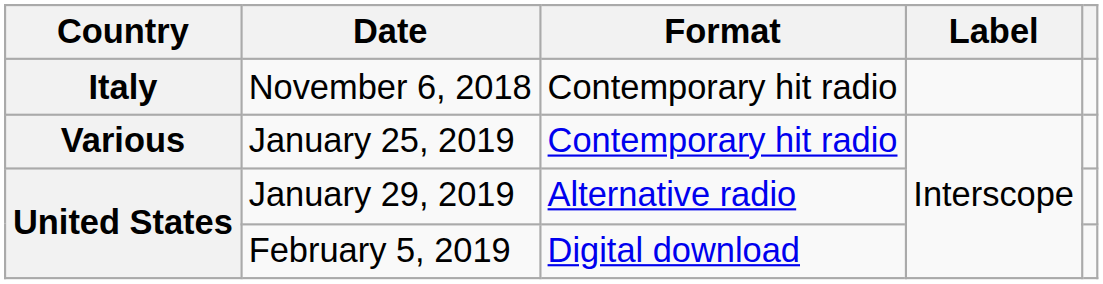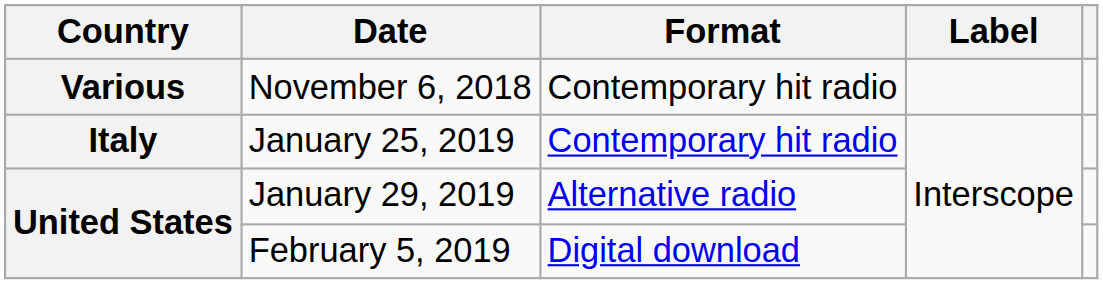(123, 86) Italy -> (123, 86) Various
(123, 140) Various -> (123, 140) Italy
